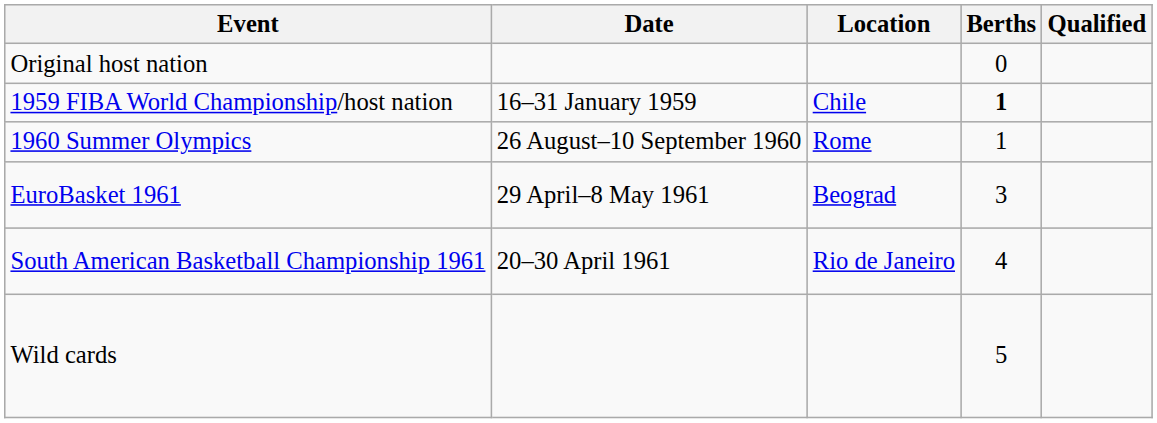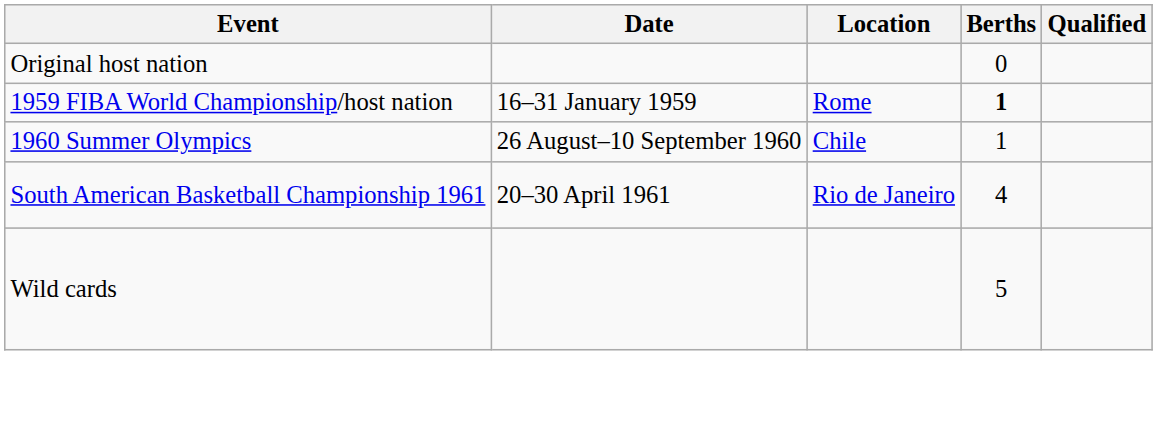(839, 102) Chile -> (842, 102) Rome
(842, 141) Rome -> (839, 141) Chile
- row: (96, 194)
